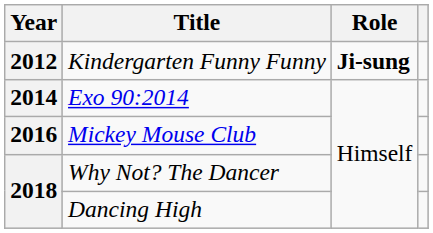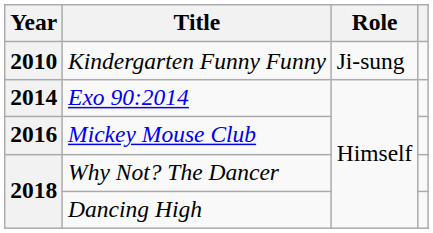(34, 60) 2012 -> (34, 60) 2010
(373, 60) bold -> (371, 60) normal
